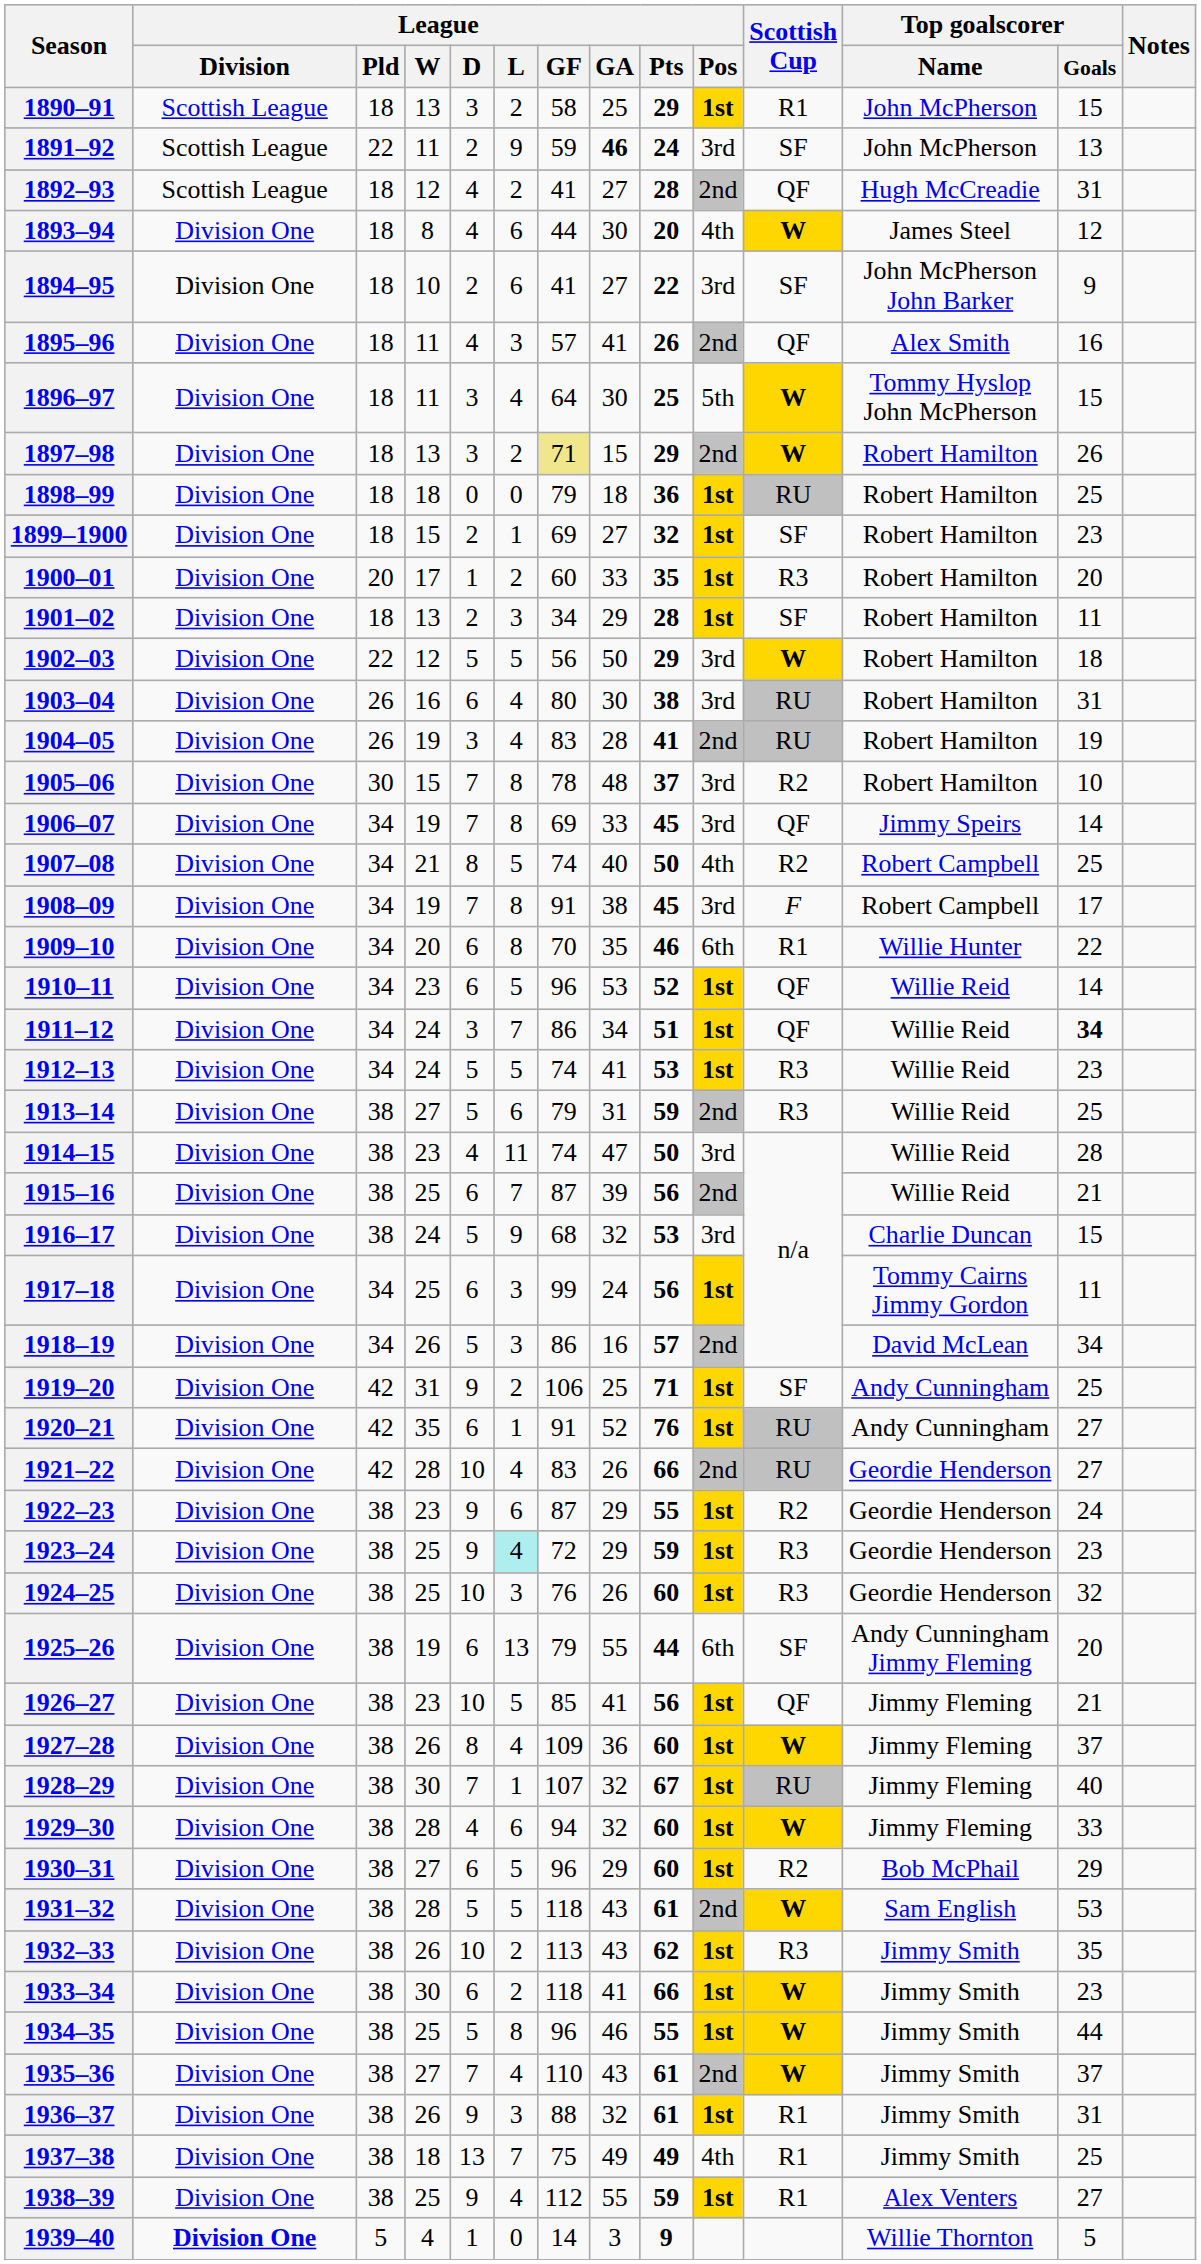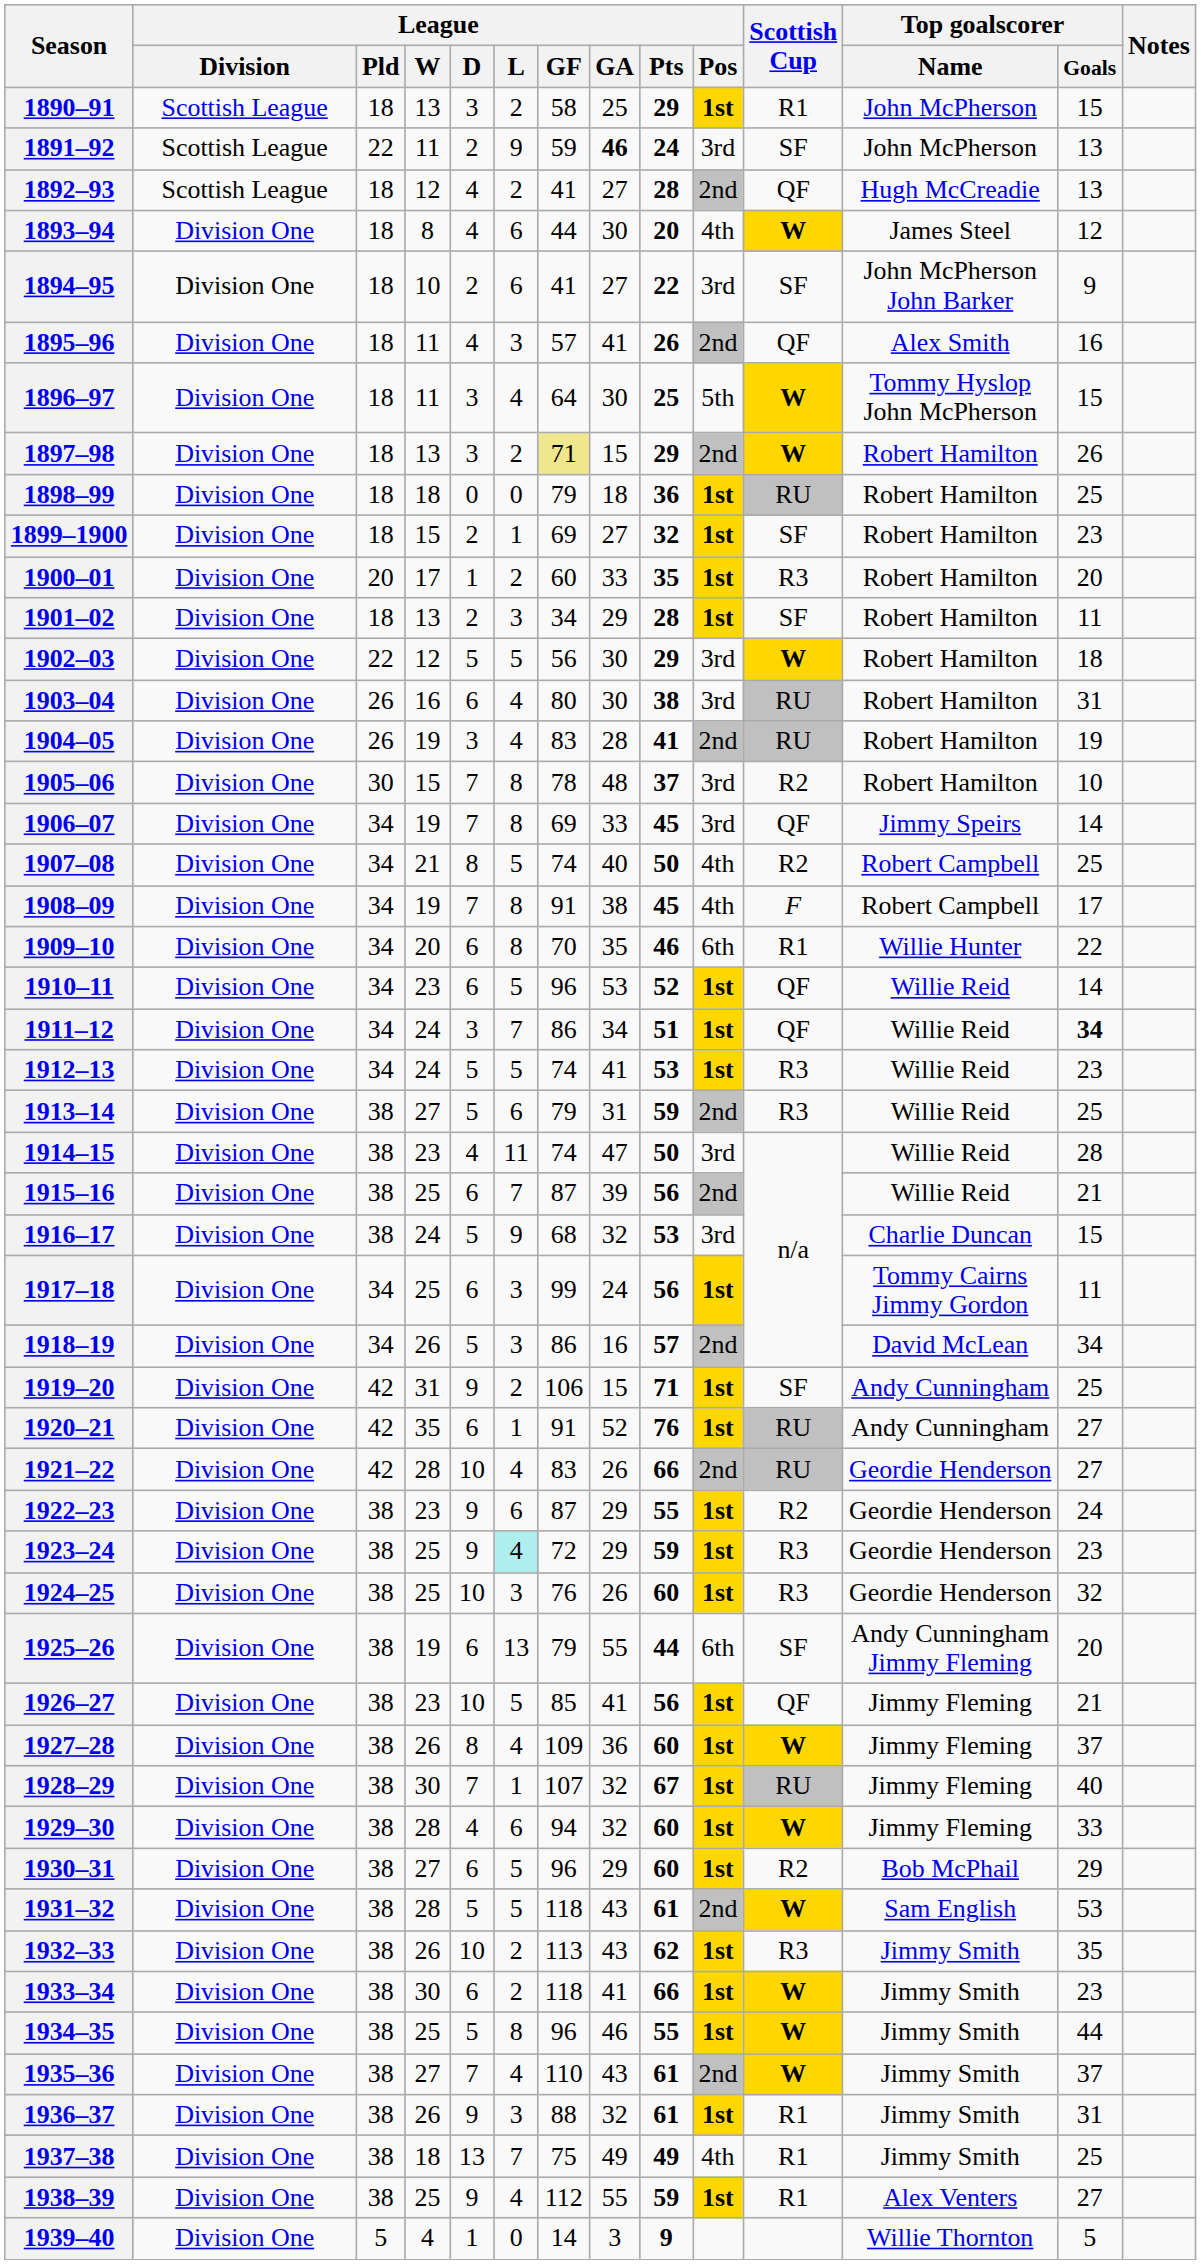(1090, 189) 31 -> (1090, 189) 13
(615, 658) 50 -> (615, 658) 30
(718, 905) 3rd -> (718, 905) 4th
(615, 1386) 25 -> (615, 1386) 15
(245, 2238) bold -> (245, 2238) normal
